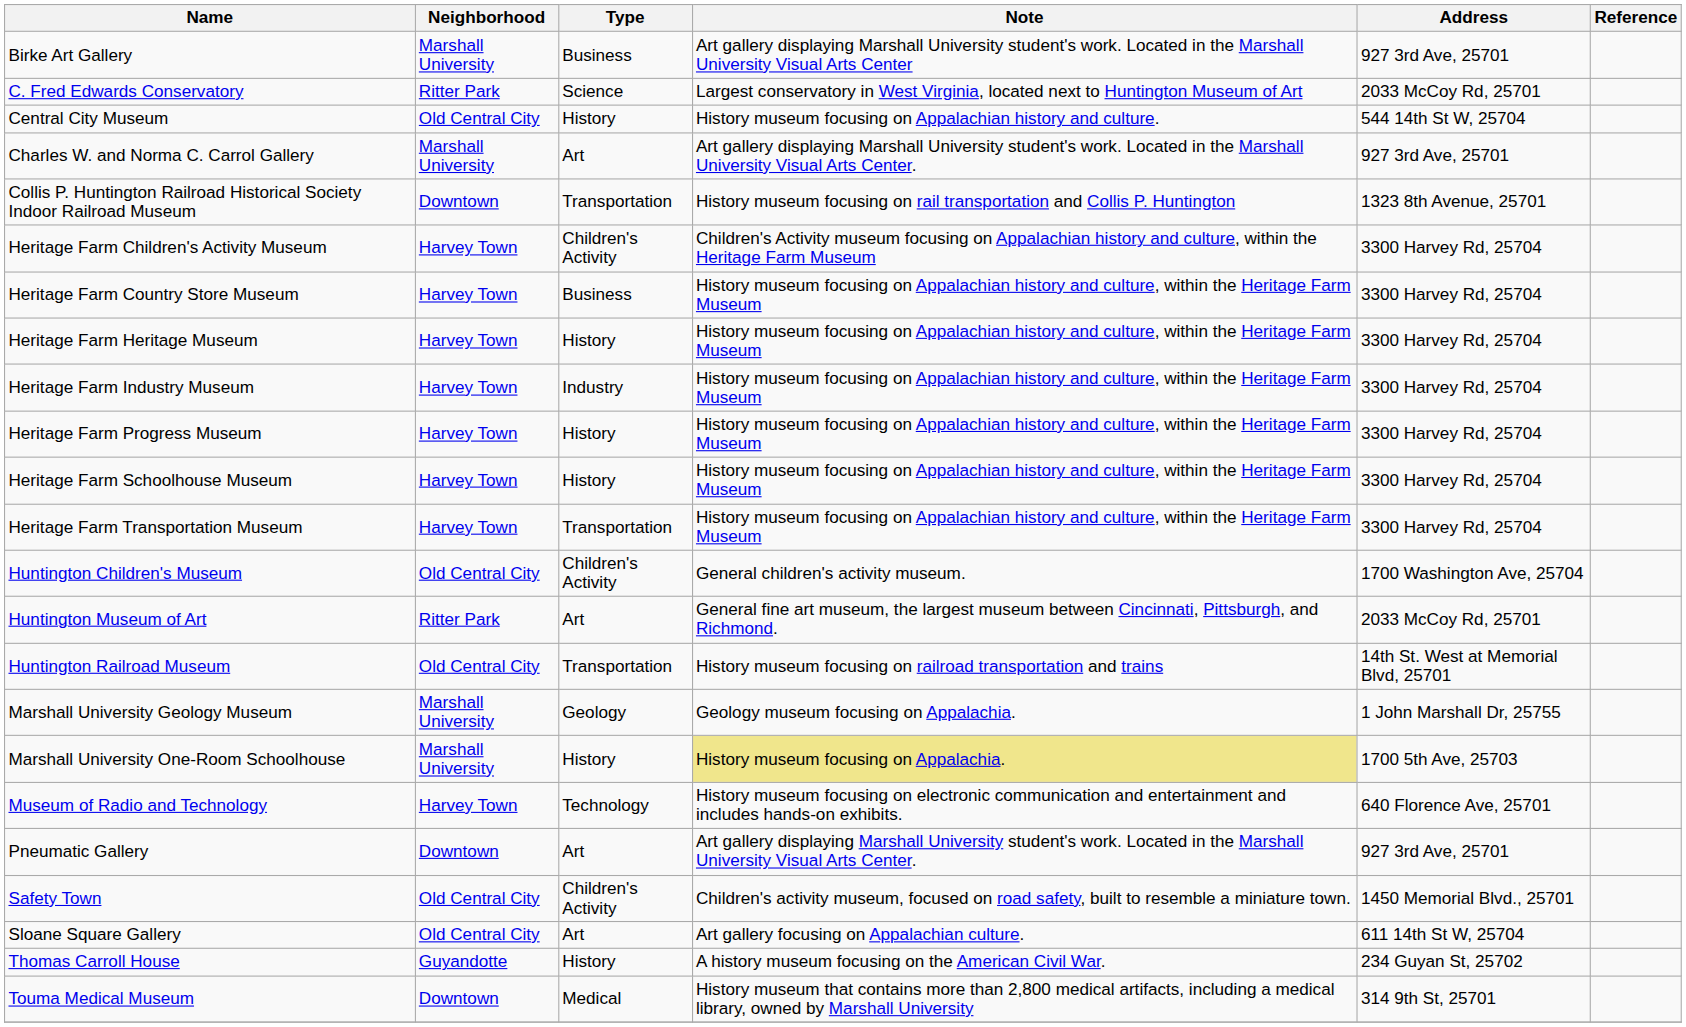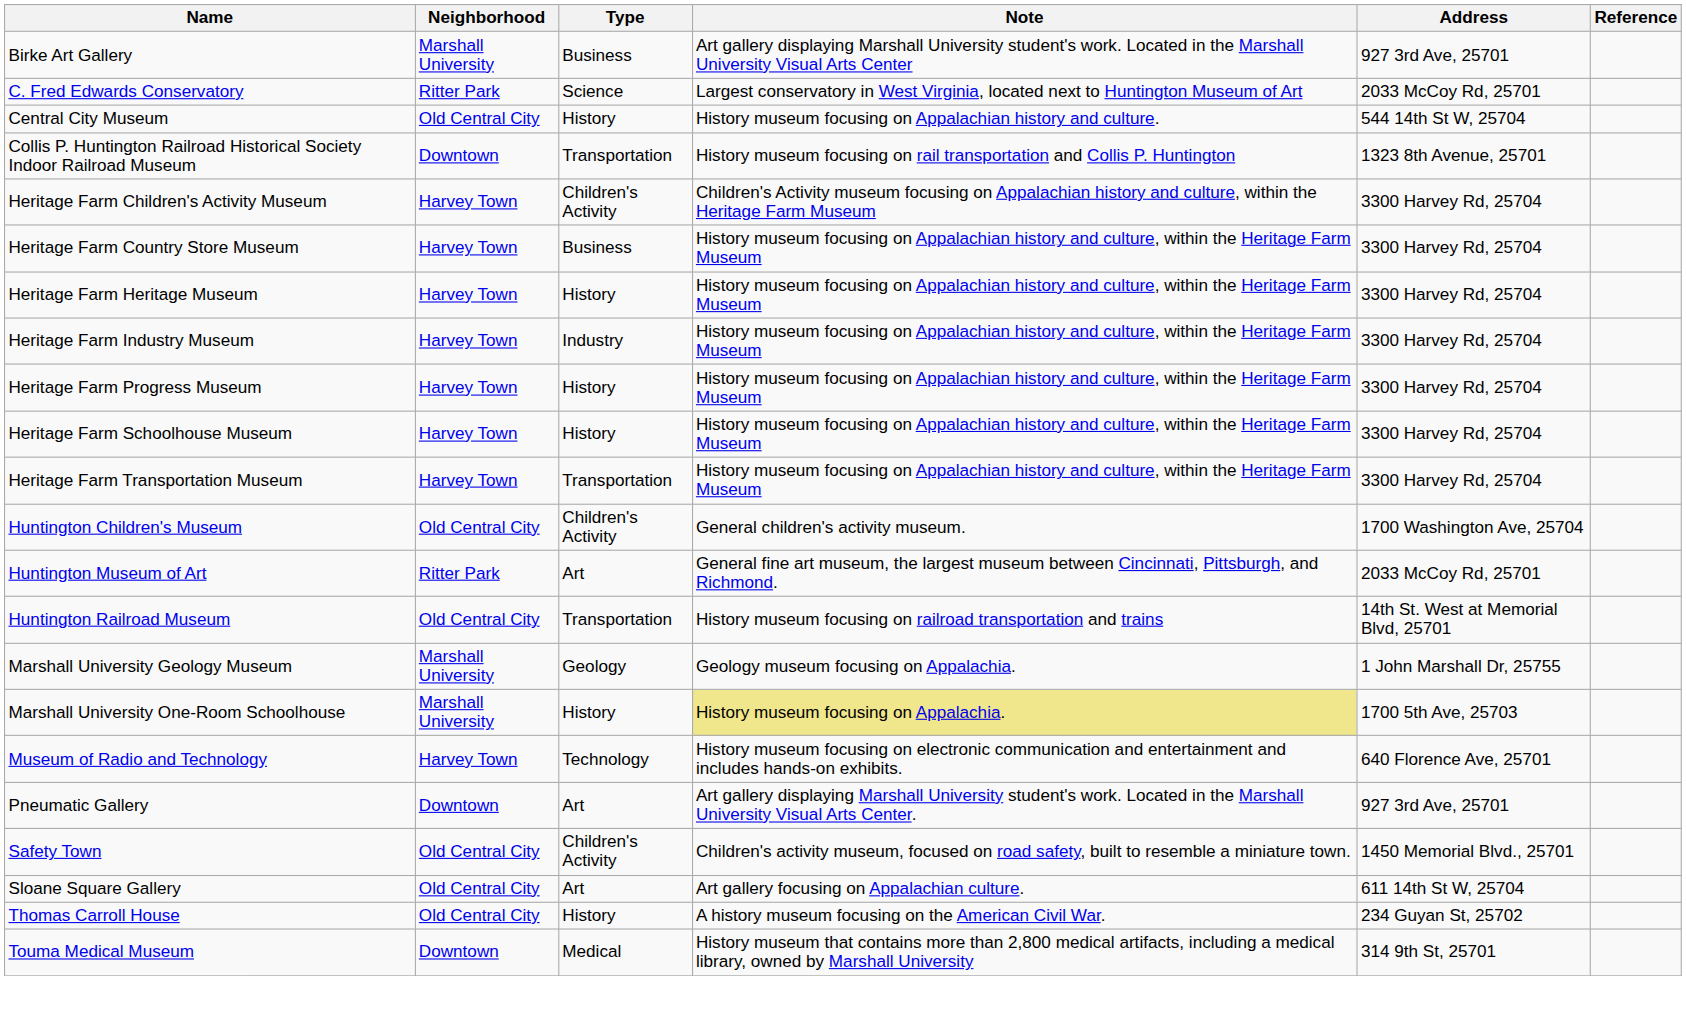- row: (161, 155)
(463, 962) Guyandotte -> (479, 915) Old Central City
